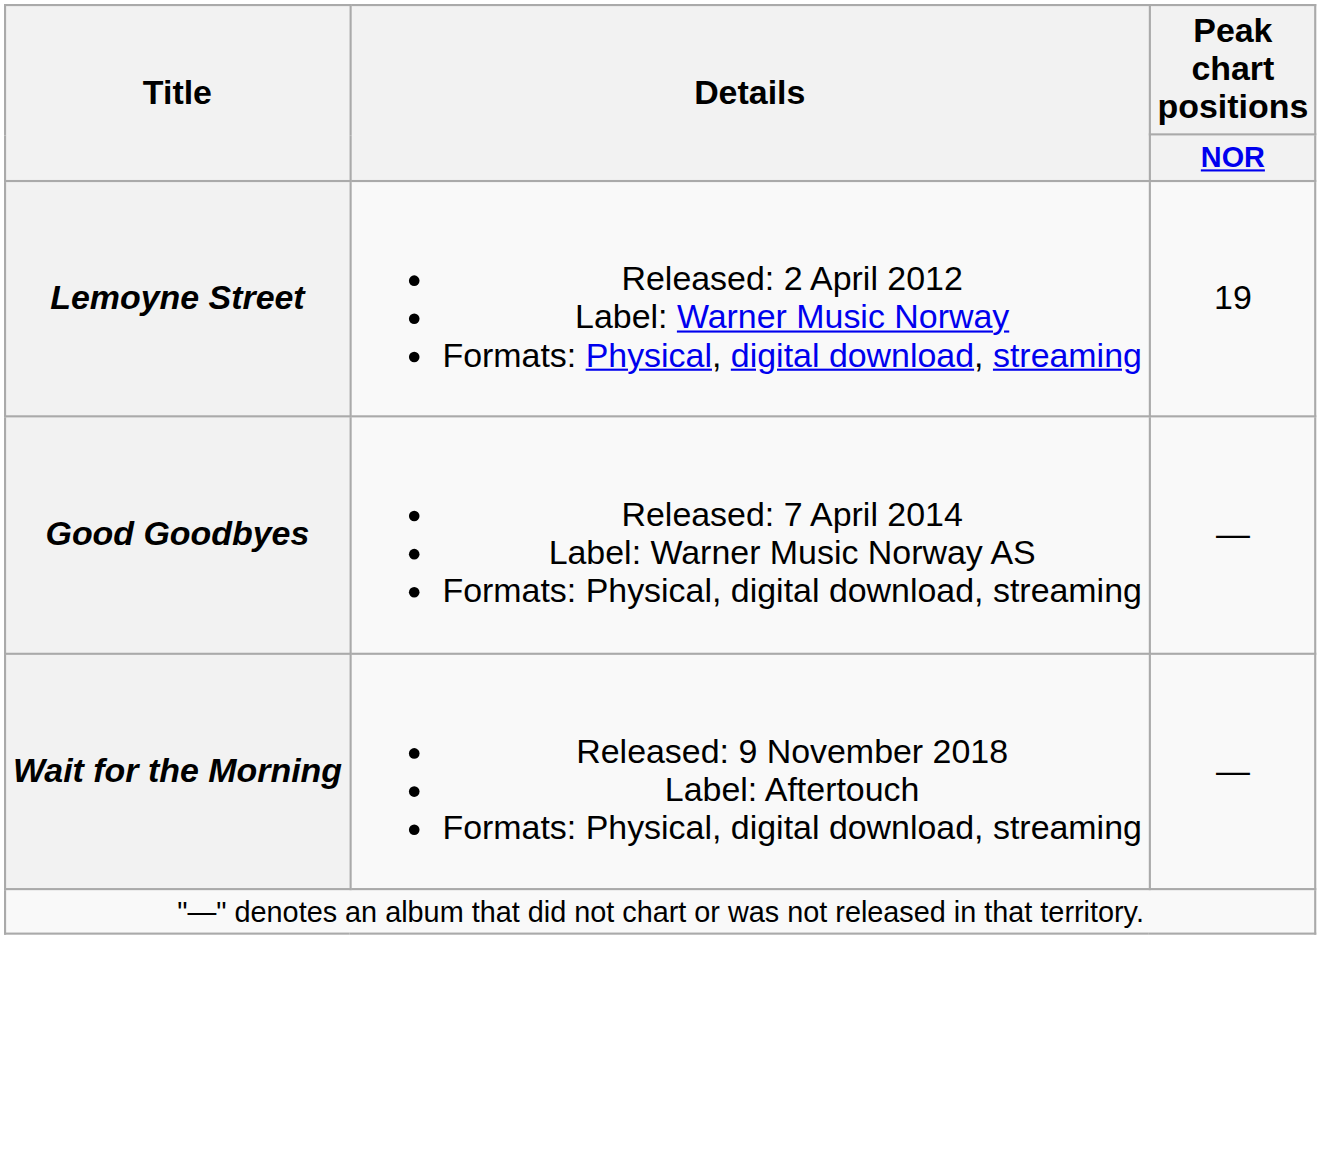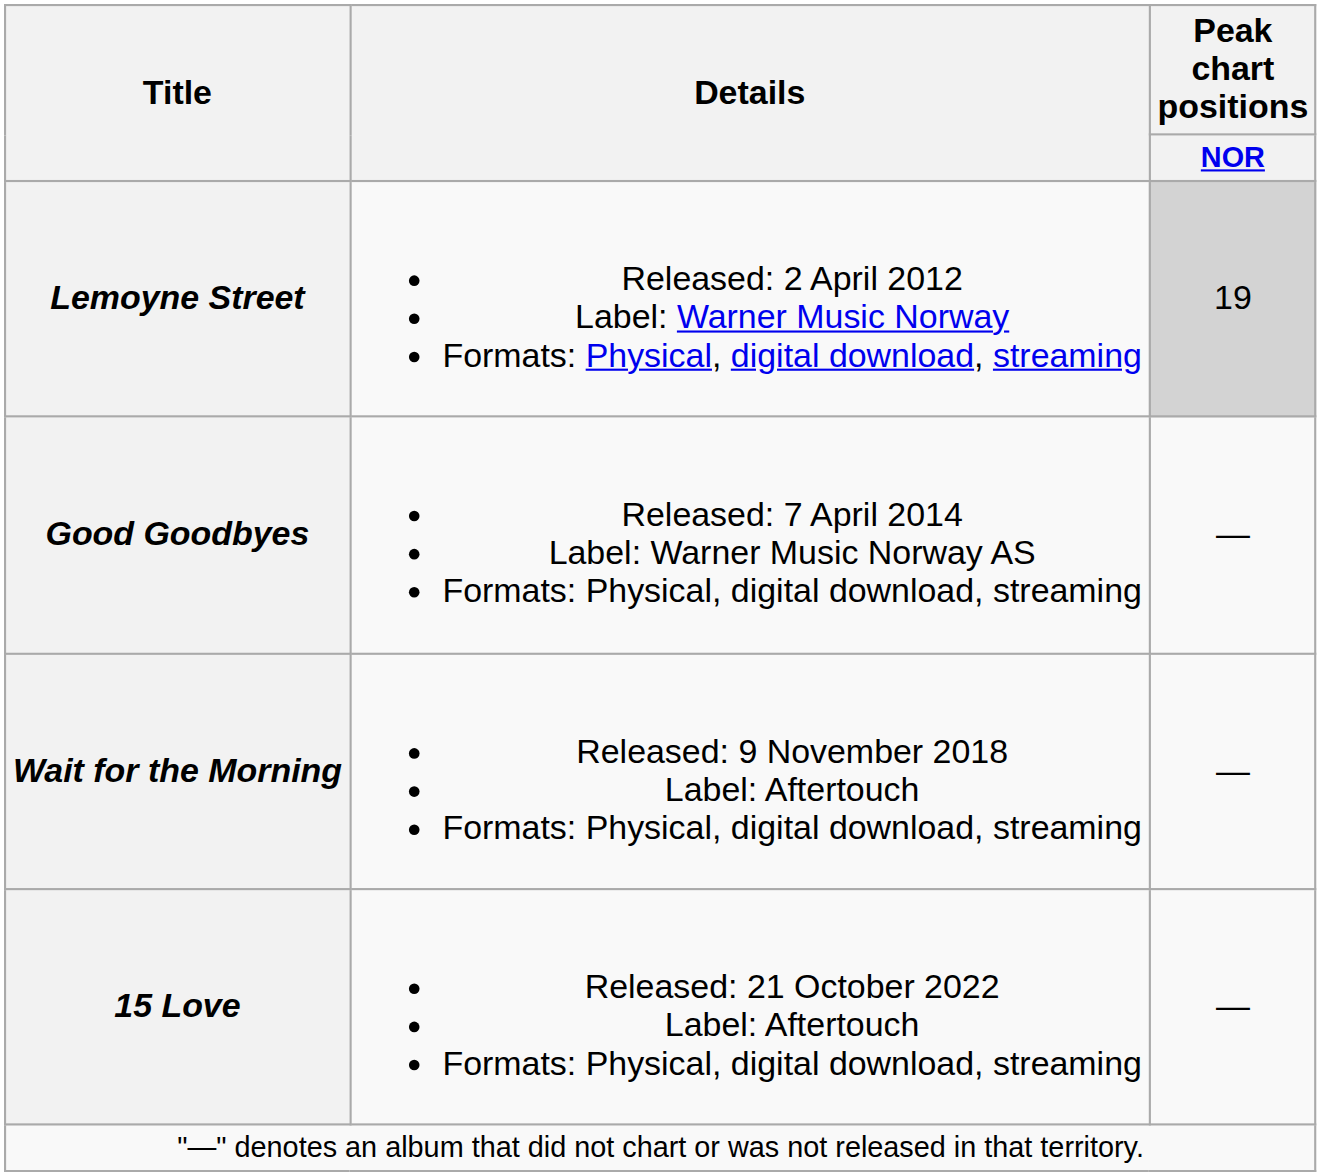(1233, 298) no background -> (1233, 298) lightgrey background
+ row: (177, 1006)
